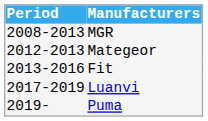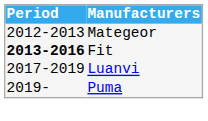- row: (100, 33)
(46, 70) normal -> (46, 51) bold
